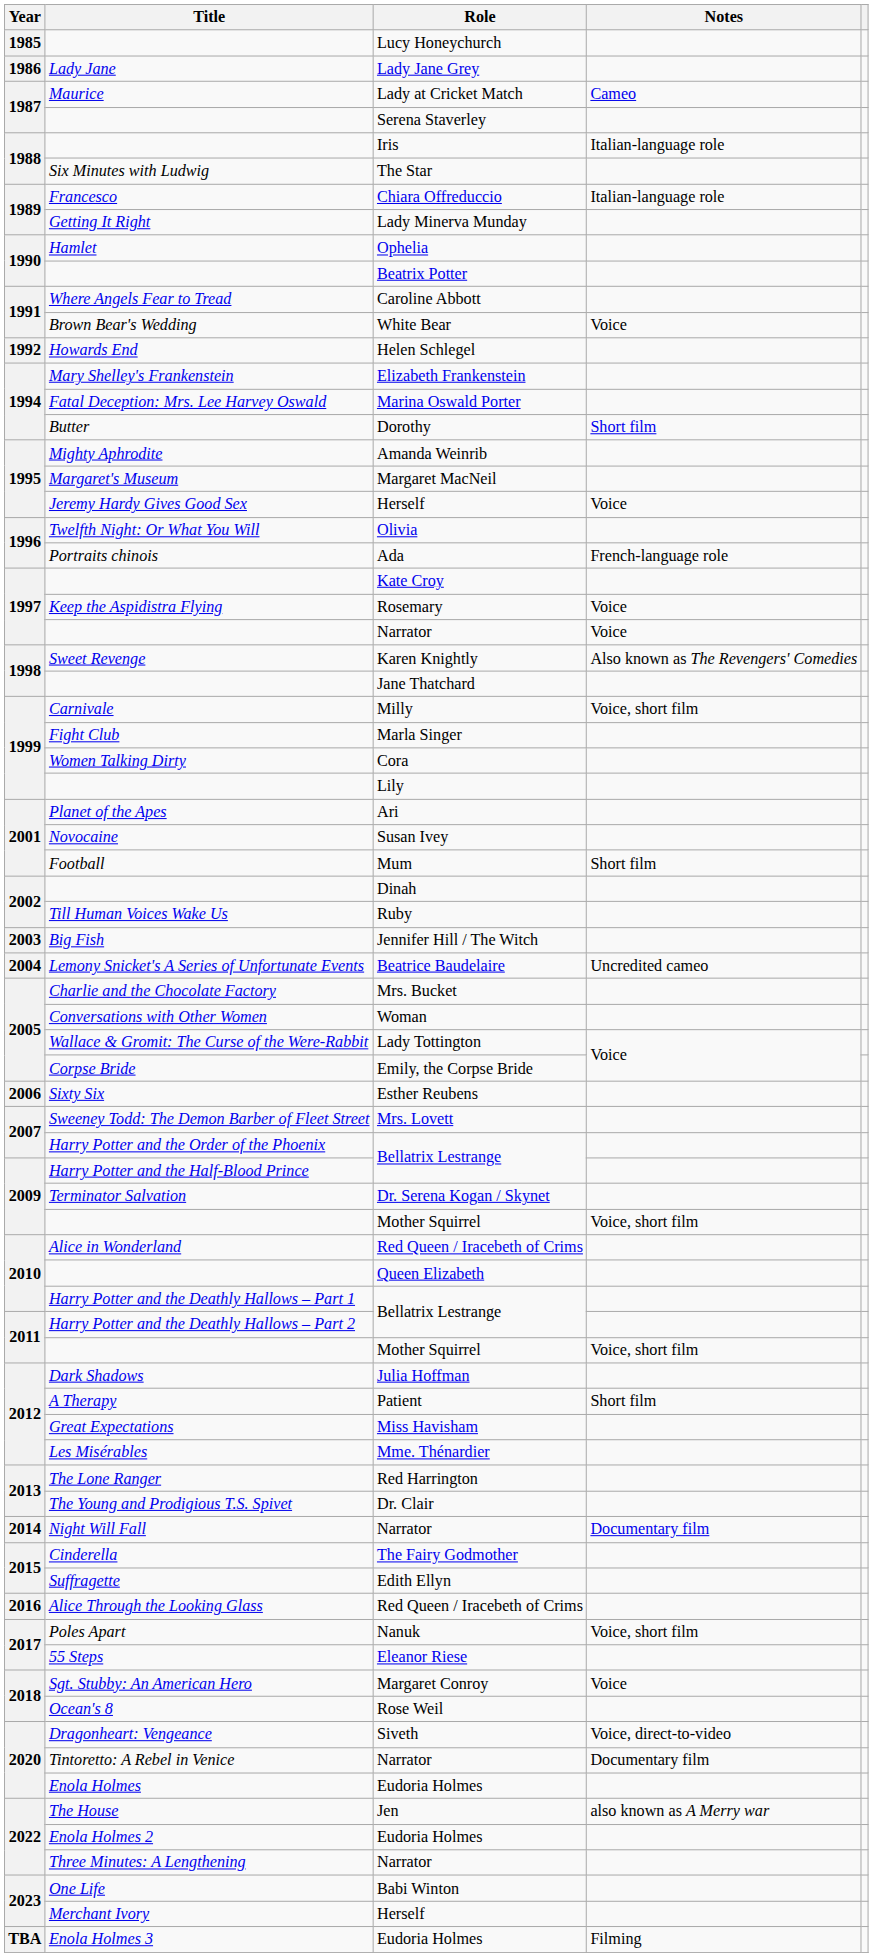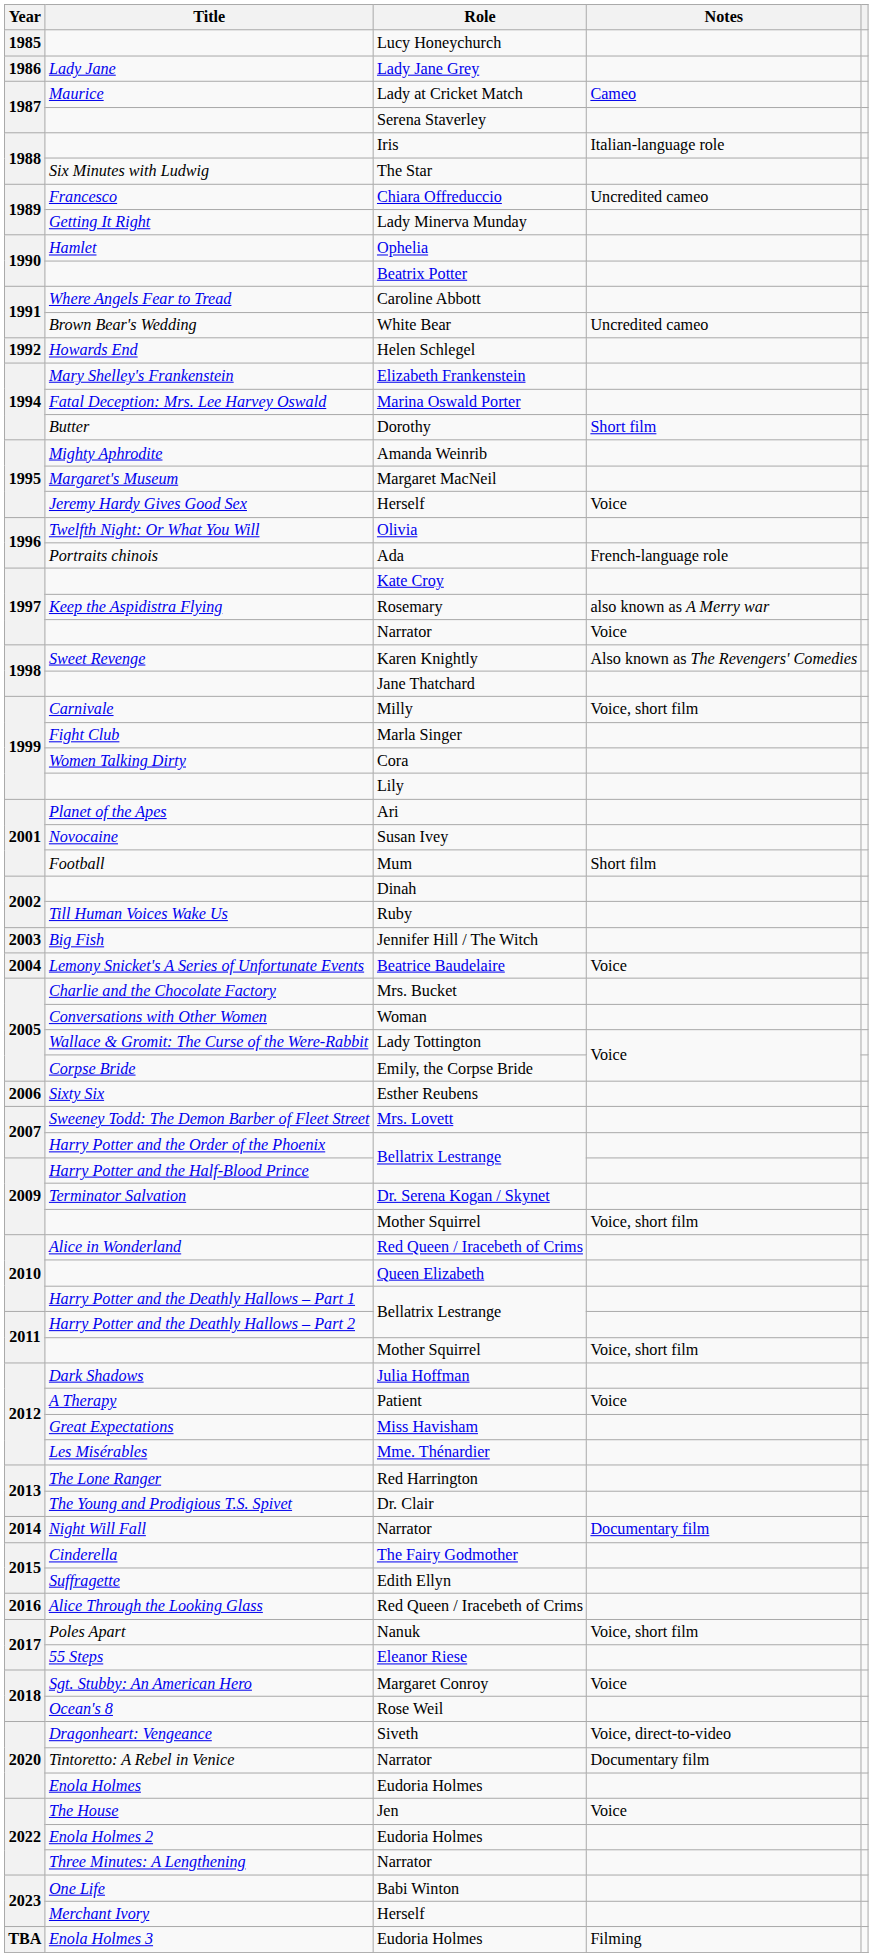(657, 196) Italian-language role -> (649, 196) Uncredited cameo
(609, 324) Voice -> (649, 324) Uncredited cameo
(609, 606) Voice -> (680, 606) also known as A Merry war
(649, 965) Uncredited cameo -> (609, 965) Voice
(623, 1401) Short film -> (609, 1401) Voice
(680, 1811) also known as A Merry war -> (609, 1811) Voice
